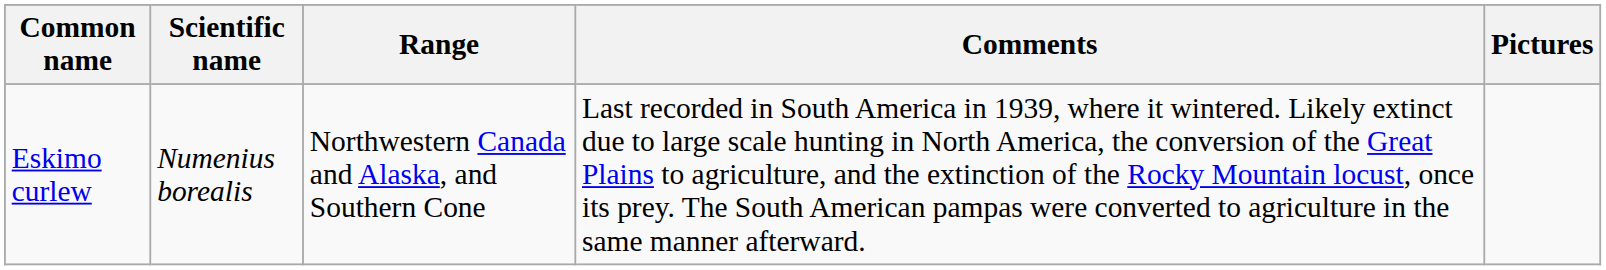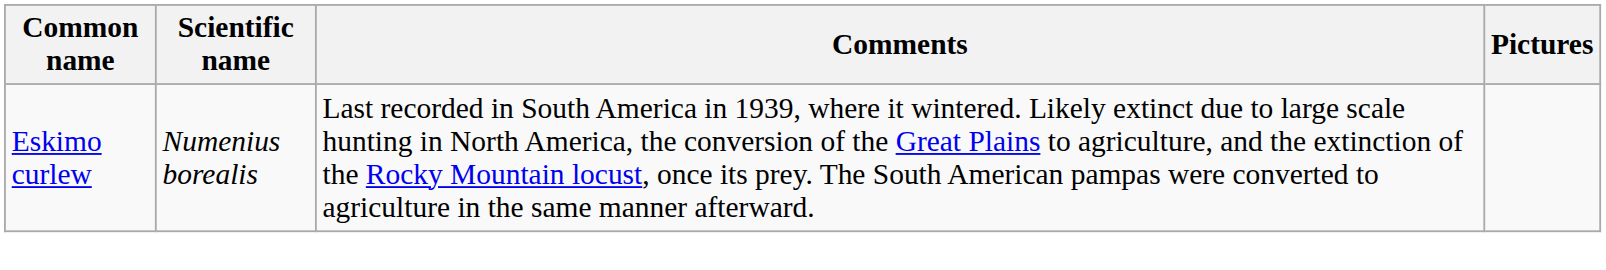- column: (439, 44)
